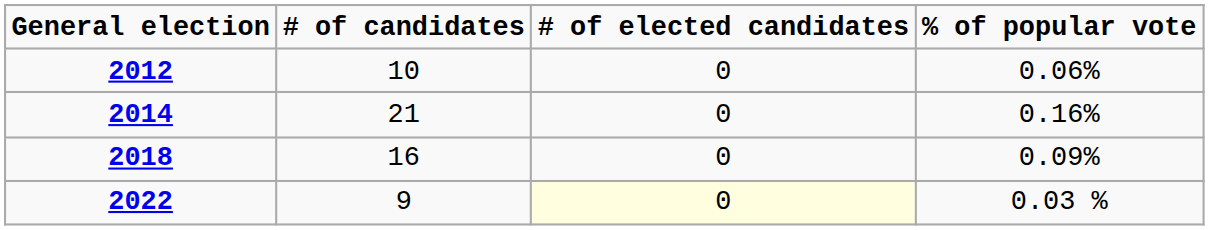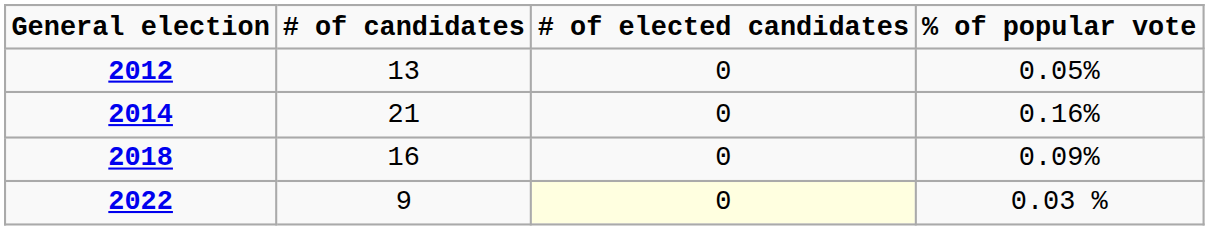(404, 71) 10 -> (404, 71) 13
(1059, 71) 0.06% -> (1059, 71) 0.05%
